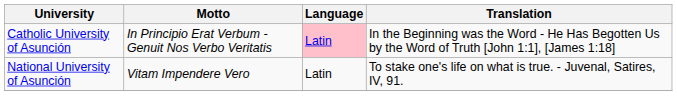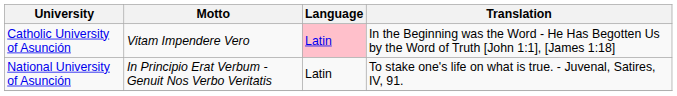(199, 40) In Principio Erat Verbum - Genuit Nos Verbo Veritatis -> (188, 40) Vitam Impendere Vero
(188, 74) Vitam Impendere Vero -> (199, 74) In Principio Erat Verbum - Genuit Nos Verbo Veritatis
